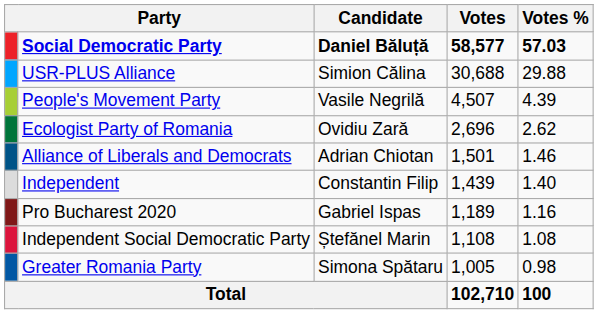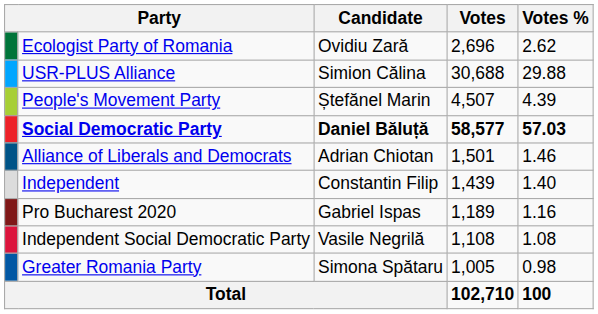rows swapped: (122, 45) <-> (127, 128)
(371, 101) Vasile Negrilă -> (374, 101) Ștefănel Marin
(374, 239) Ștefănel Marin -> (371, 239) Vasile Negrilă
